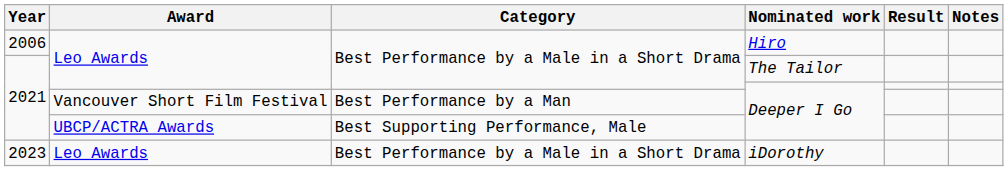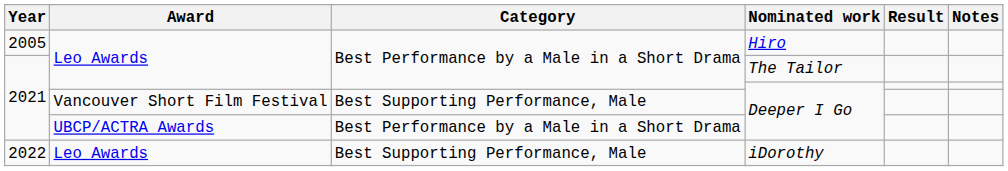(27, 43) 2006 -> (27, 43) 2005
(453, 102) Best Performance by a Man -> (491, 102) Best Supporting Performance, Male
(491, 127) Best Supporting Performance, Male -> (538, 127) Best Performance by a Male in a Short Drama
(27, 153) 2023 -> (27, 153) 2022
(538, 153) Best Performance by a Male in a Short Drama -> (491, 153) Best Supporting Performance, Male
